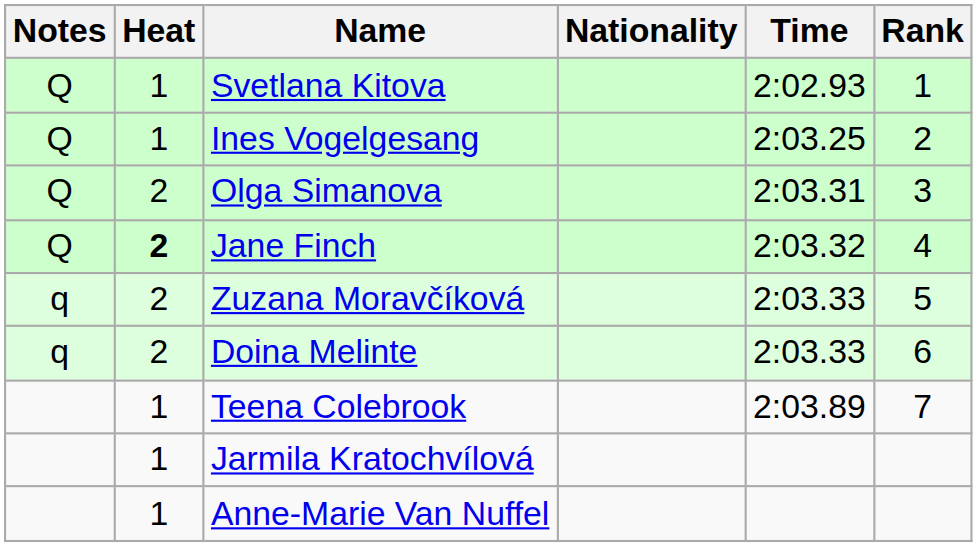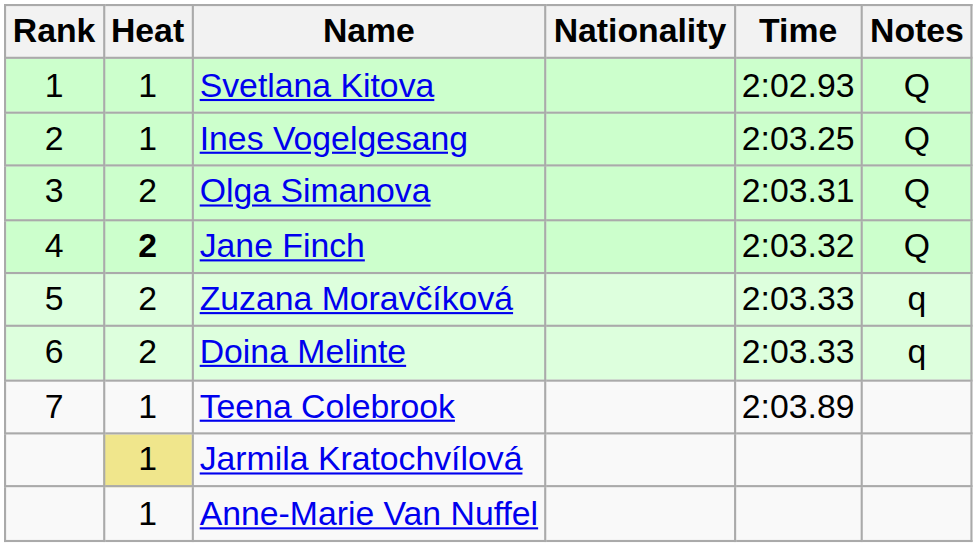columns swapped: (923, 31) <-> (60, 31)
(159, 459) no background -> (148, 459) khaki background
